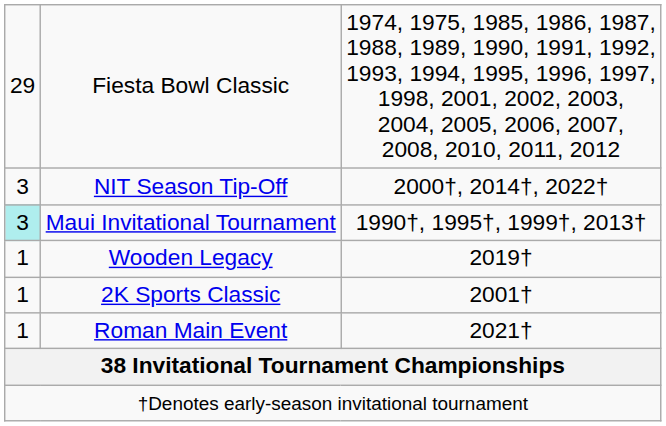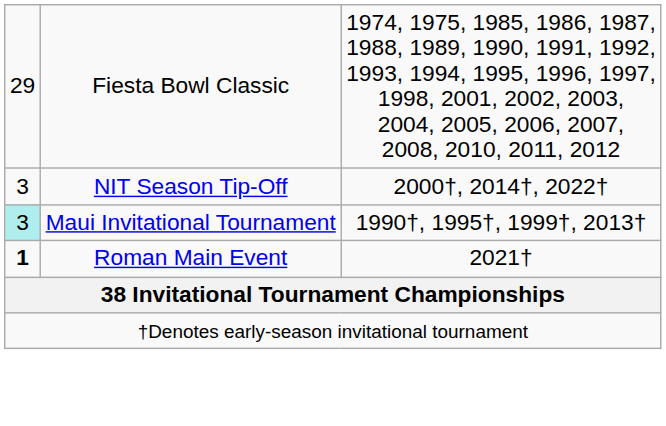- row: (191, 258)
- row: (191, 294)
(23, 330) normal -> (23, 258) bold
